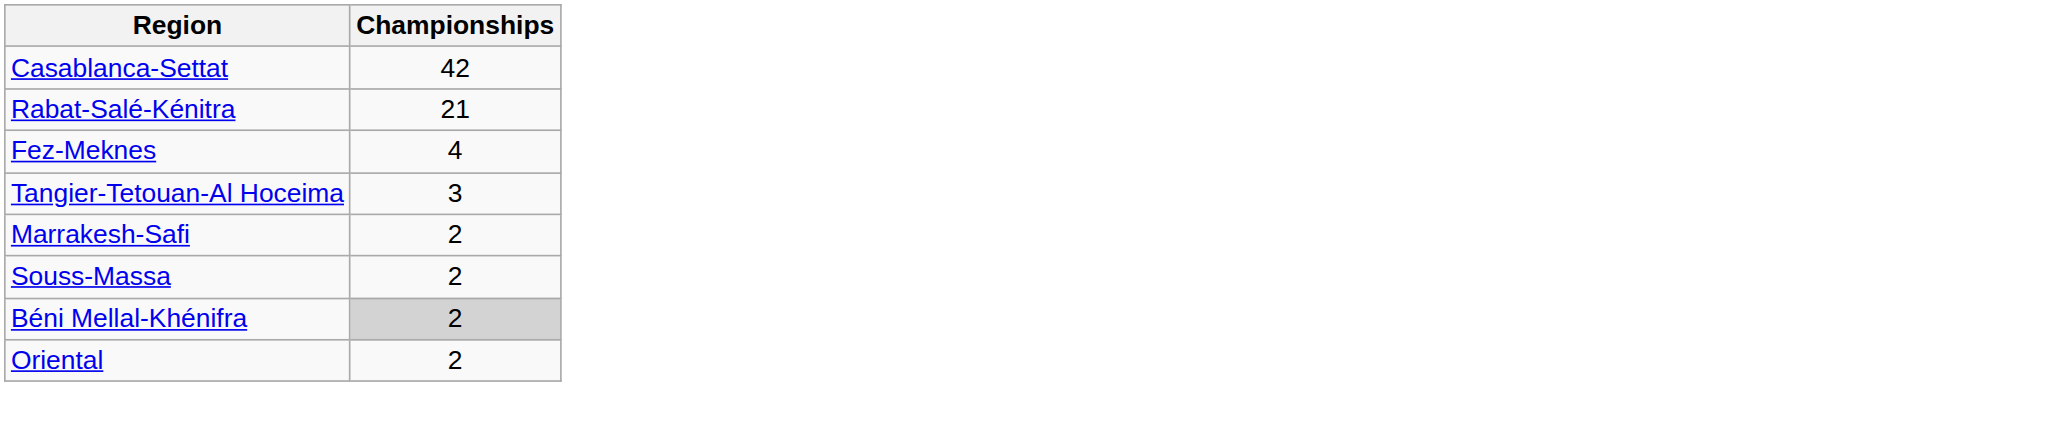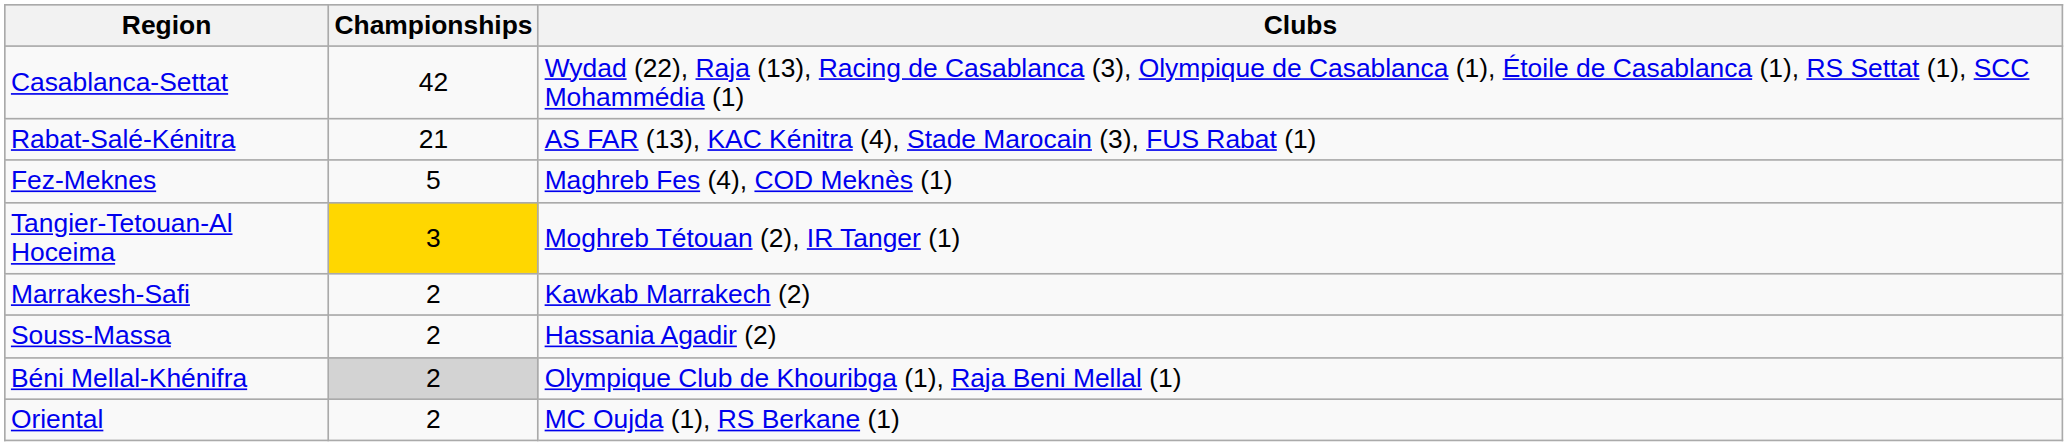+ column: (1300, 25)
(455, 151) 4 -> (433, 180) 5
(455, 192) no background -> (433, 237) gold background
